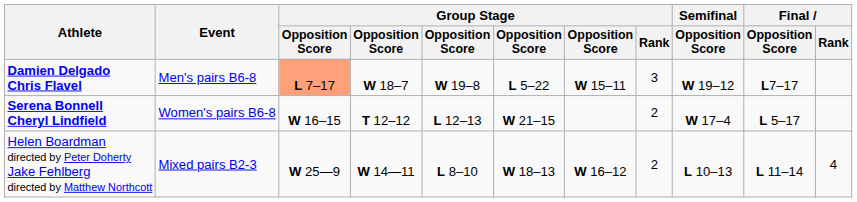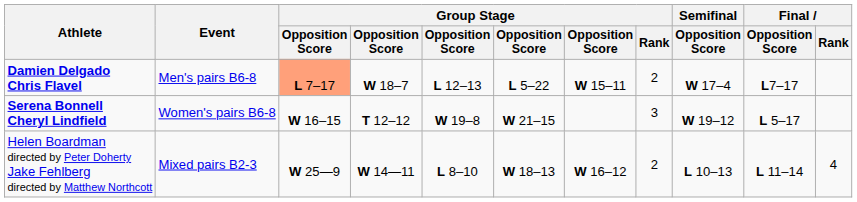(457, 85) W 19–8 -> (457, 85) L 12–13
(654, 77) 3 -> (654, 77) 2
(708, 85) W 19–12 -> (708, 85) W 17–4
(457, 121) L 12–13 -> (457, 121) W 19–8
(654, 113) 2 -> (654, 113) 3
(708, 121) W 17–4 -> (708, 121) W 19–12
